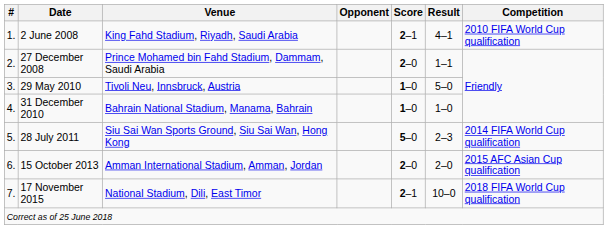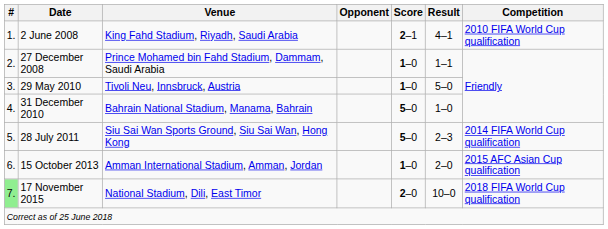(408, 64) 2–0 -> (408, 64) 1–0
(408, 109) 1–0 -> (408, 109) 5–0
(408, 165) 2–0 -> (408, 165) 1–0
(11, 194) no background -> (11, 194) lightgreen background
(408, 194) 2–1 -> (408, 194) 2–0
